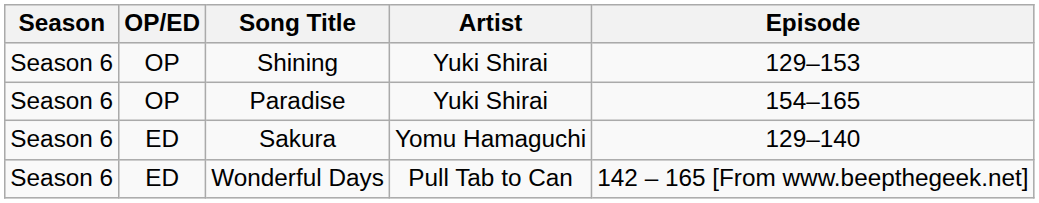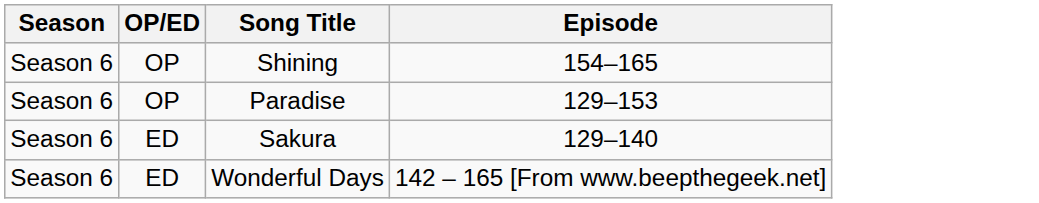- column: (491, 23)
(813, 62) 129–153 -> (611, 62) 154–165
(813, 100) 154–165 -> (611, 100) 129–153
